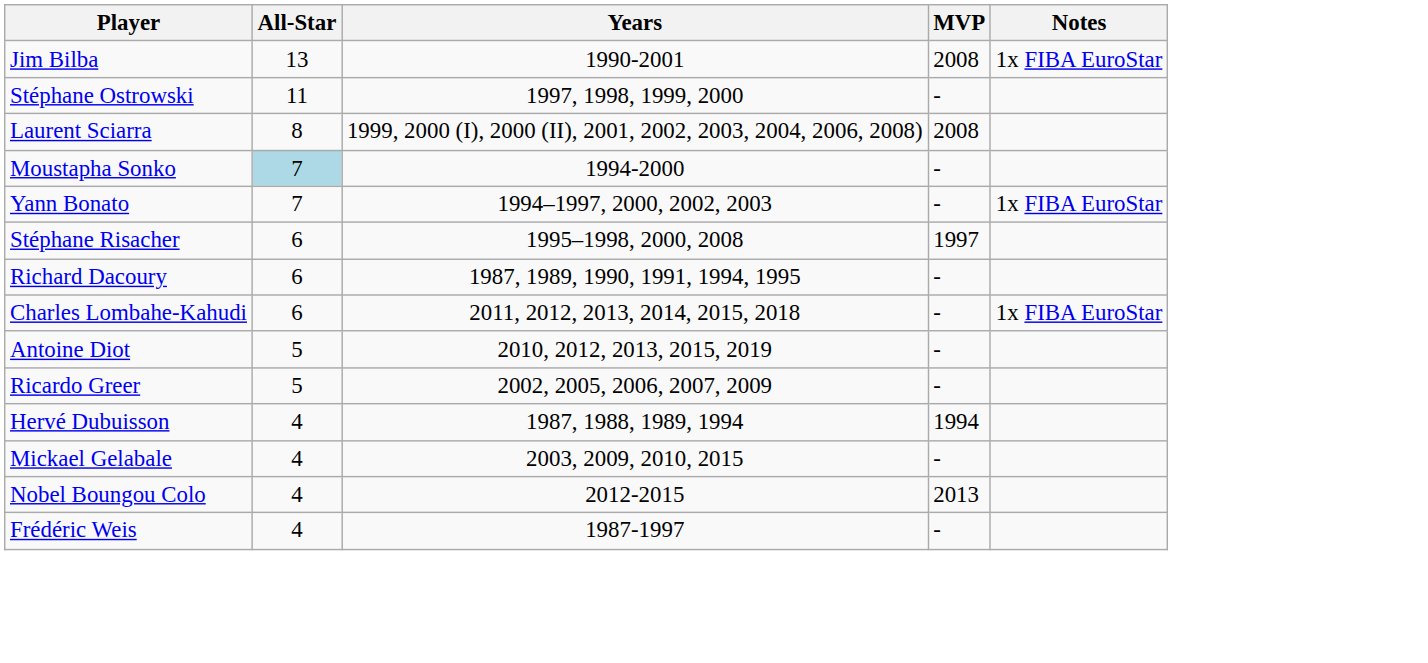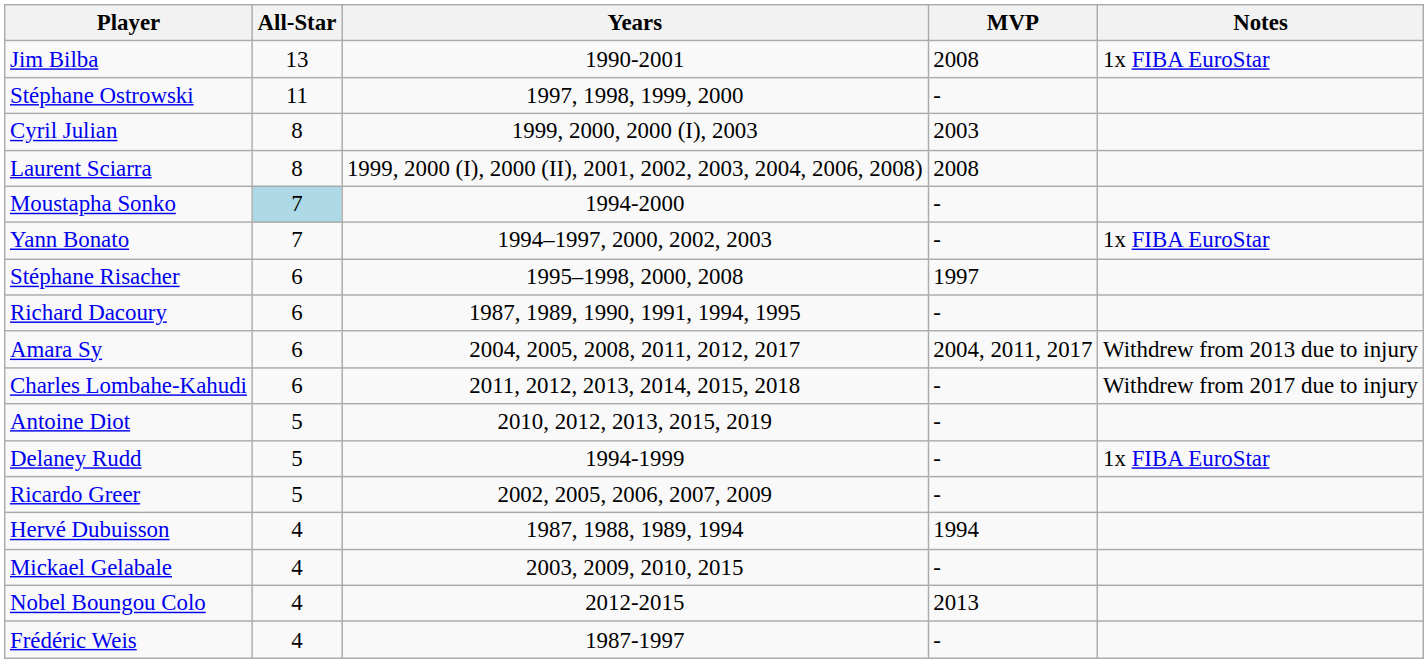+ row: (64, 131)
+ row: (56, 349)
(1079, 312) 1x FIBA EuroStar -> (1260, 385) Withdrew from 2017 due to injury
+ row: (76, 458)
